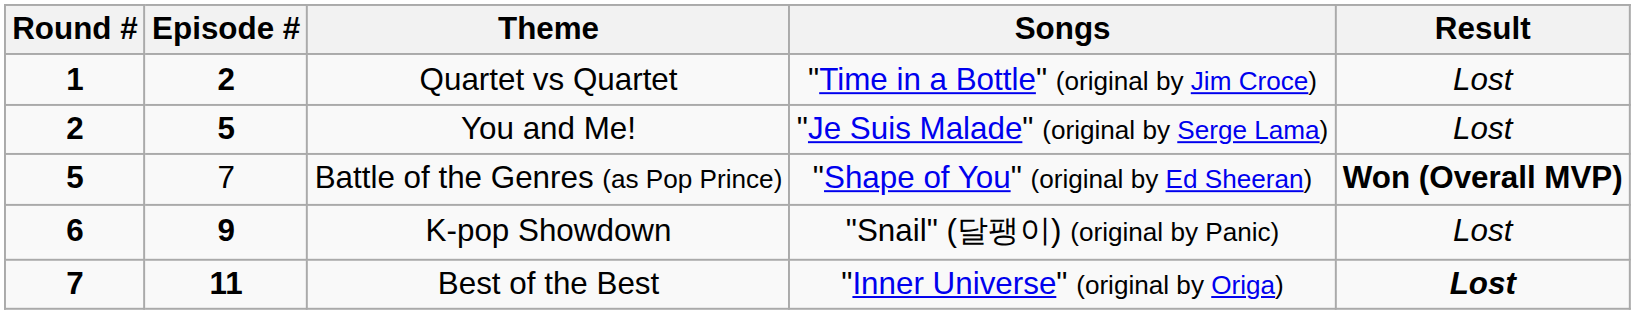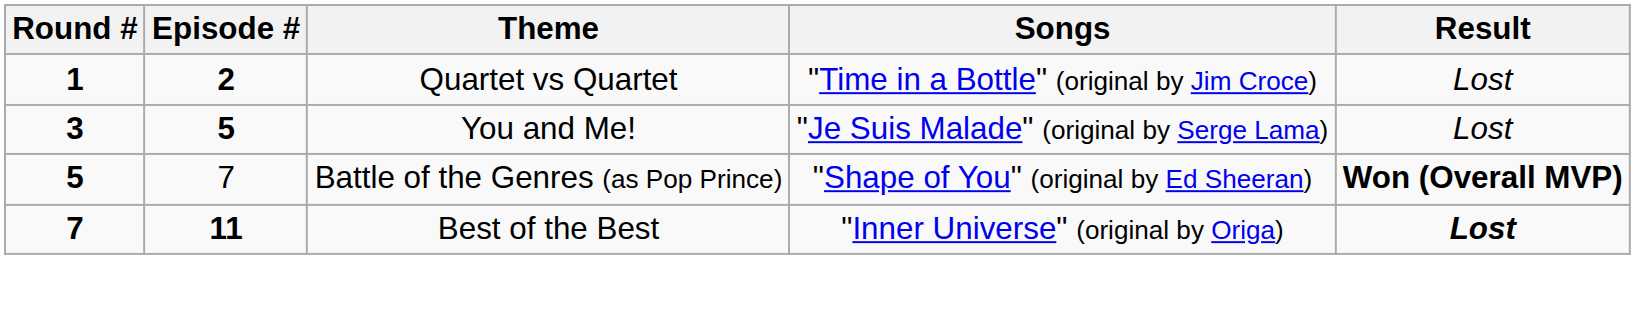(75, 128) 2 -> (75, 128) 3
- row: (549, 231)
